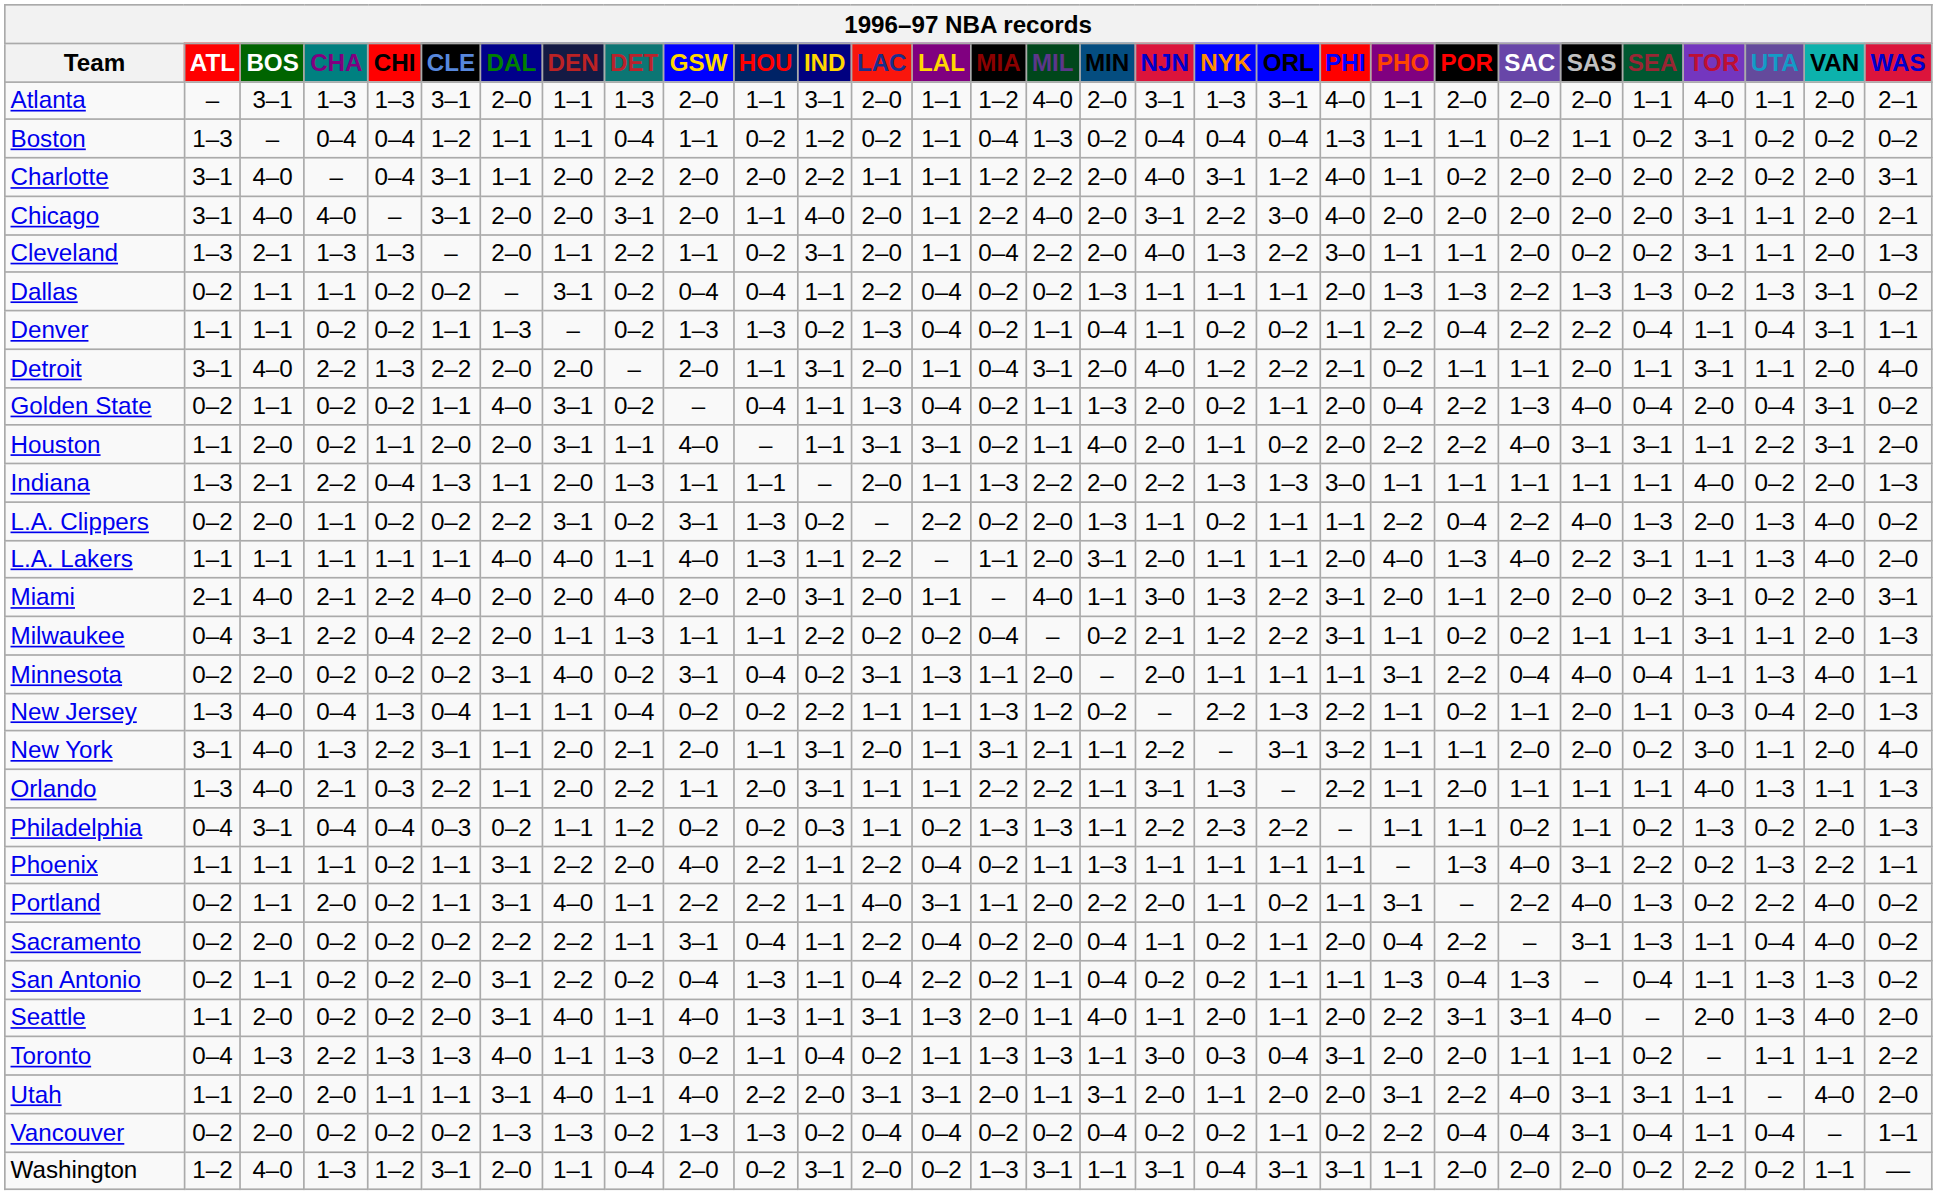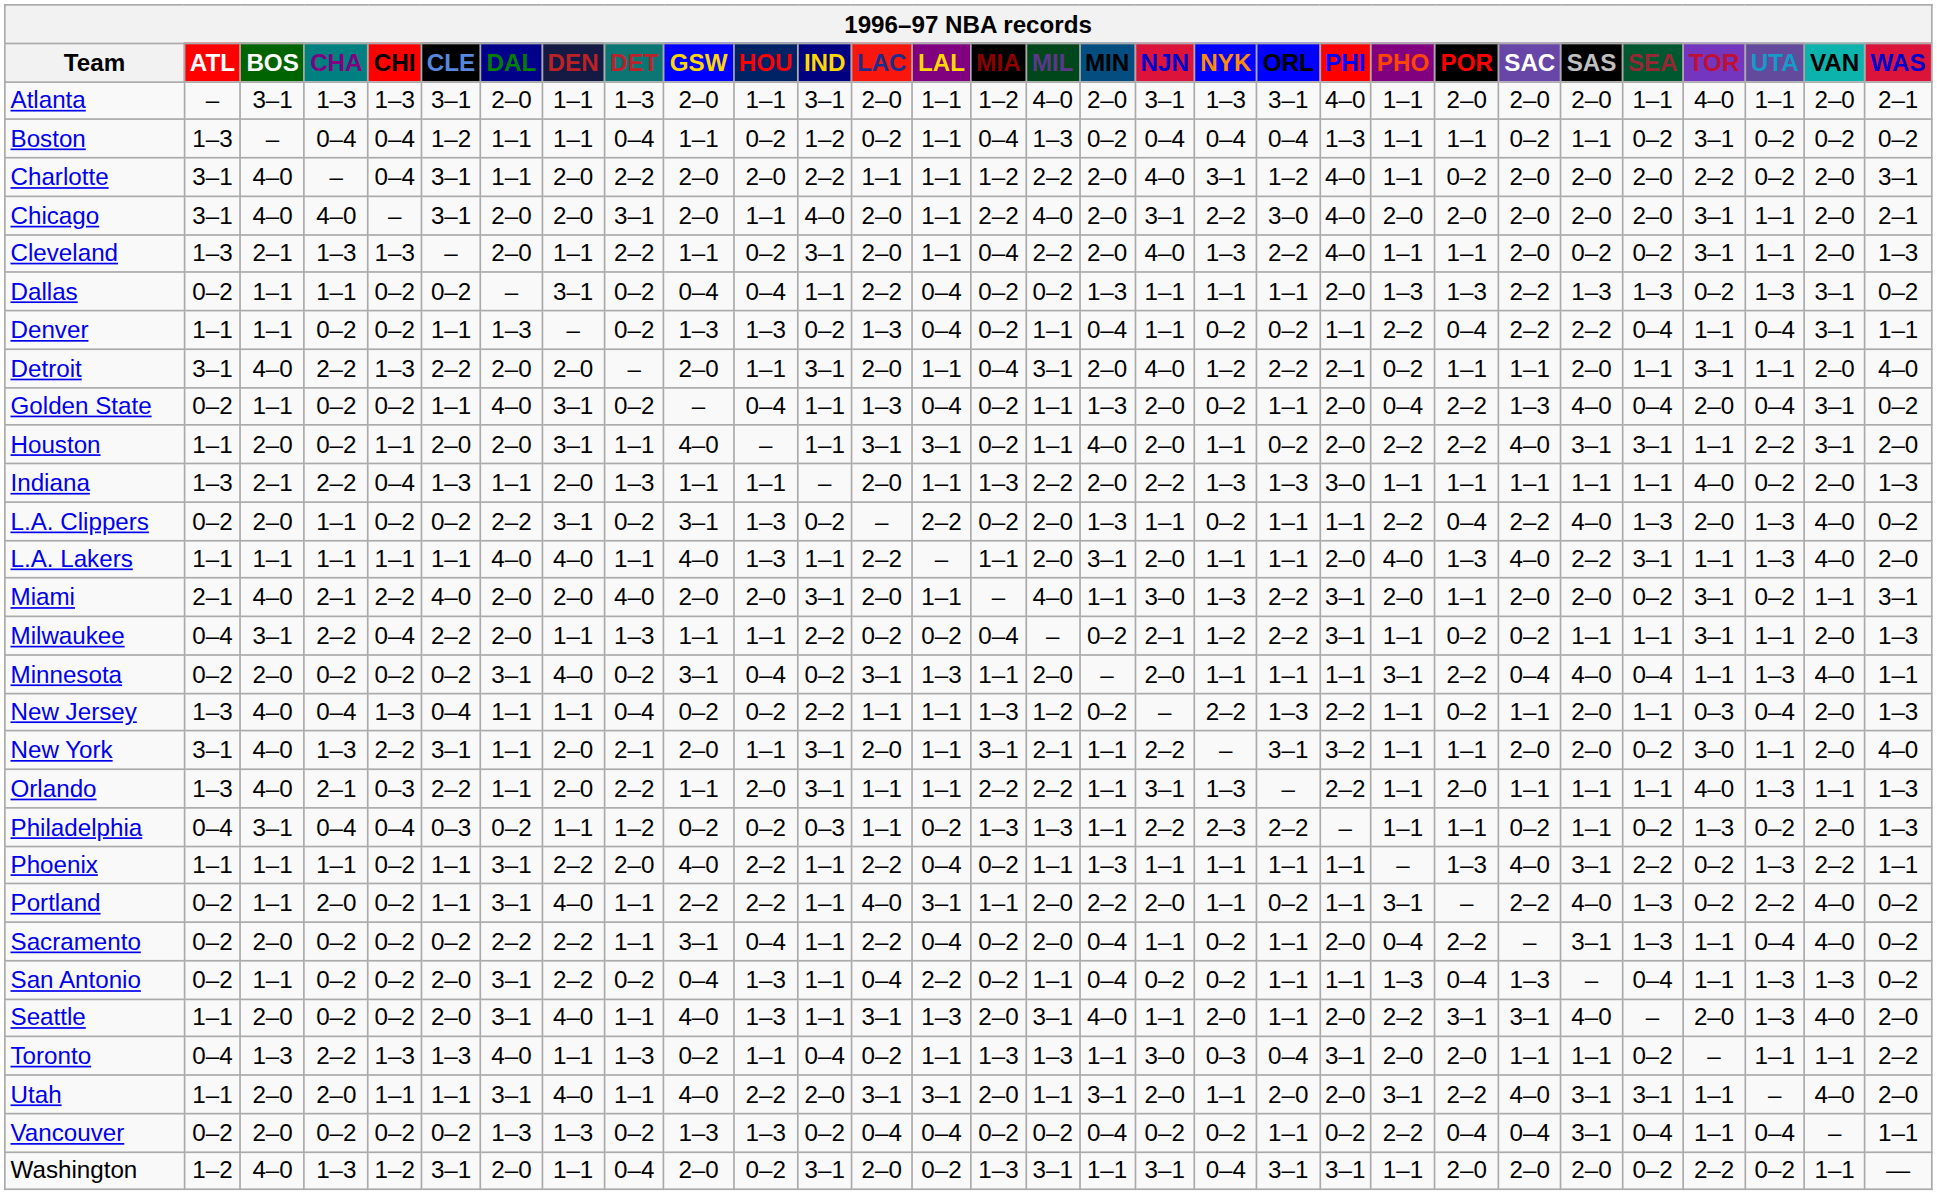(1345, 254) 3–0 -> (1345, 254) 4–0
(1835, 598) 2–0 -> (1835, 598) 1–1
(1053, 1018) 1–1 -> (1053, 1018) 3–1
